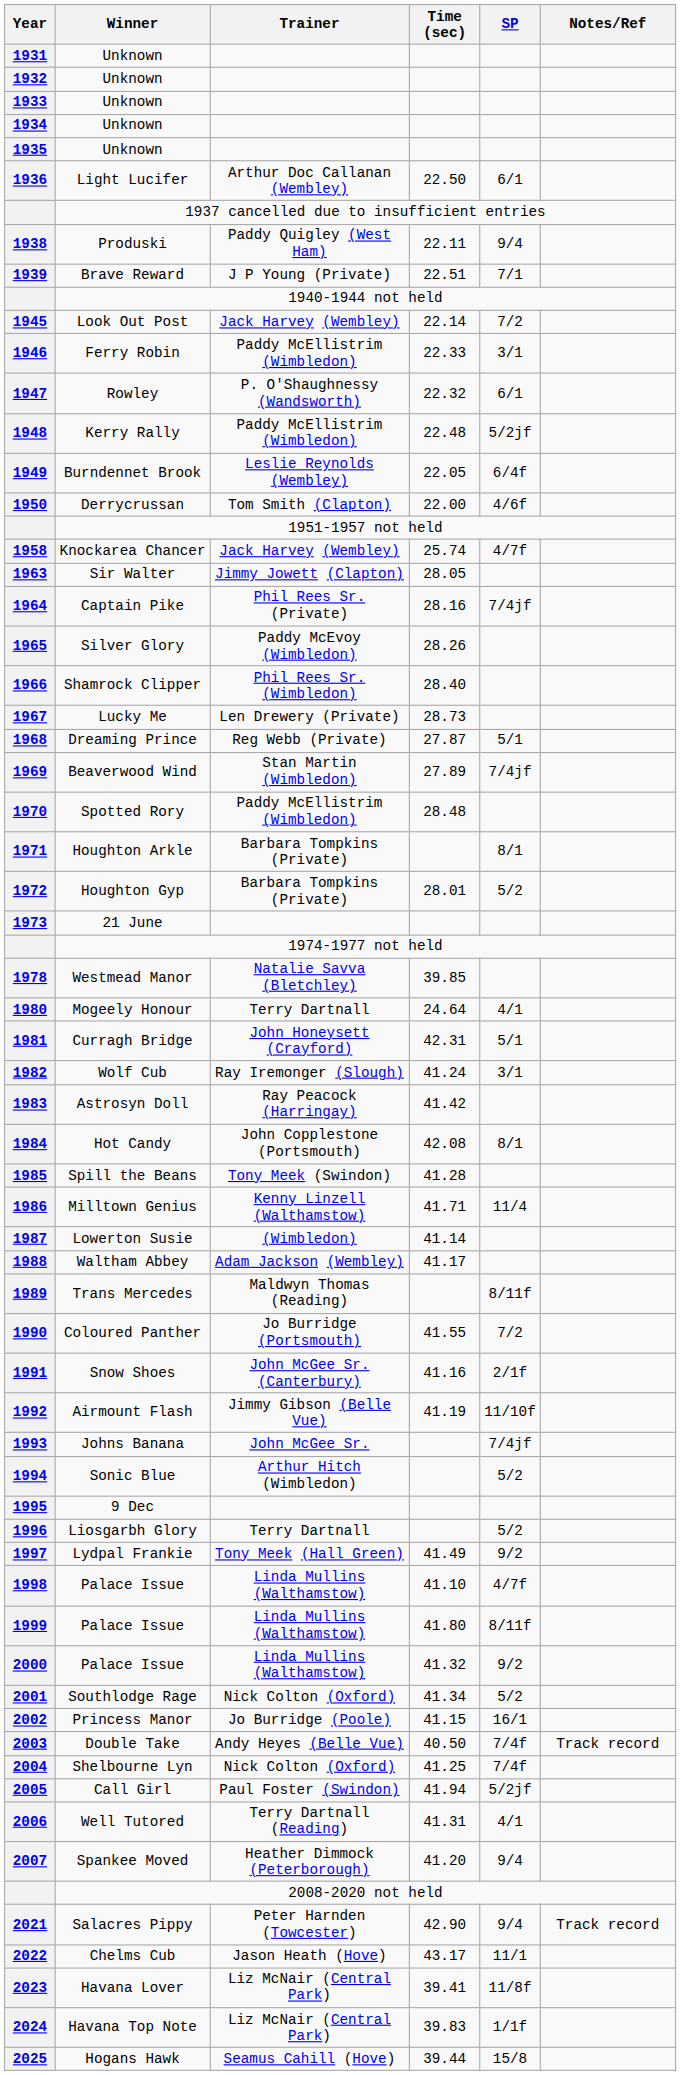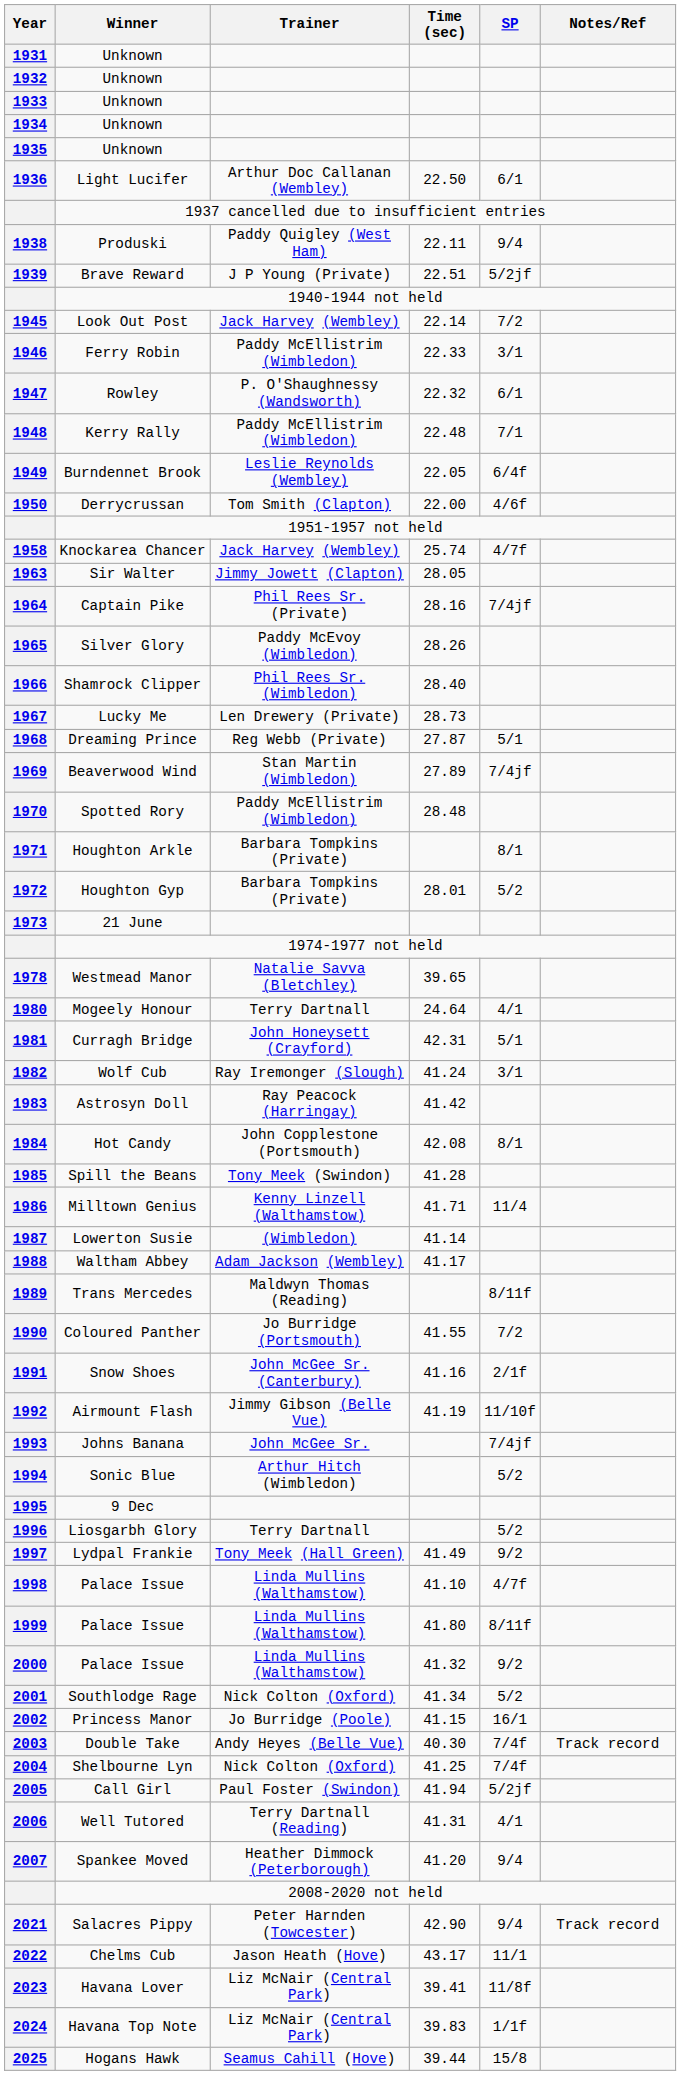(510, 275) 7/1 -> (510, 275) 5/2jf
(510, 433) 5/2jf -> (510, 433) 7/1
(445, 978) 39.85 -> (445, 978) 39.65
(445, 1744) 40.50 -> (445, 1744) 40.30
